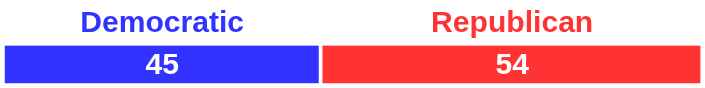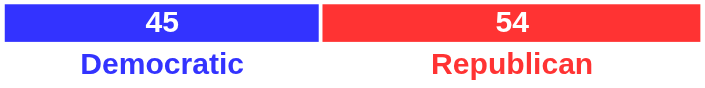rows swapped: (162, 64) <-> (162, 22)
